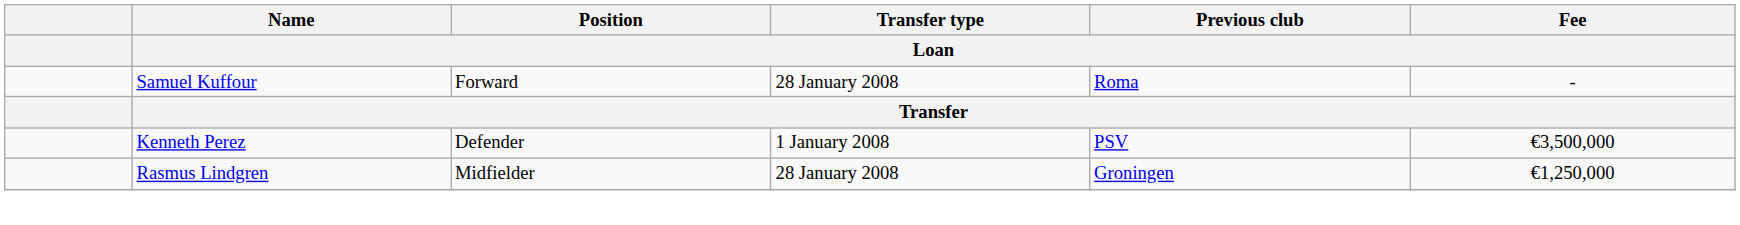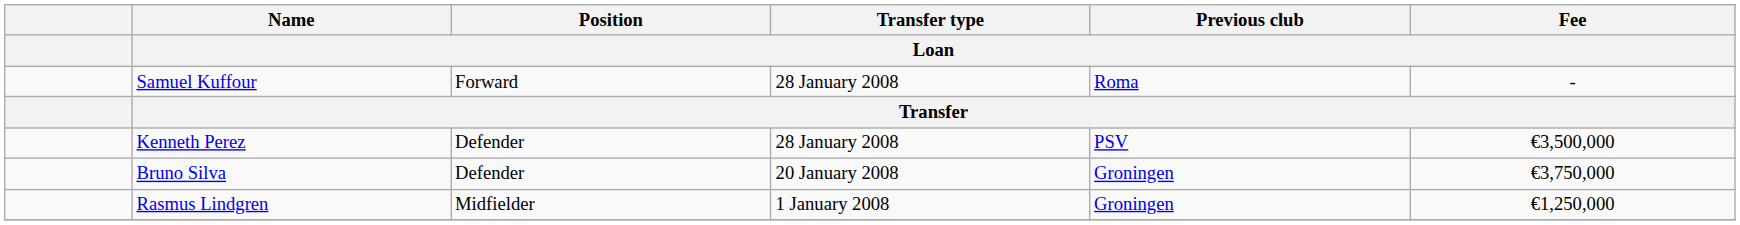(832, 142) 1 January 2008 -> (837, 142) 28 January 2008
+ row: (181, 173)
(837, 173) 28 January 2008 -> (832, 203) 1 January 2008
